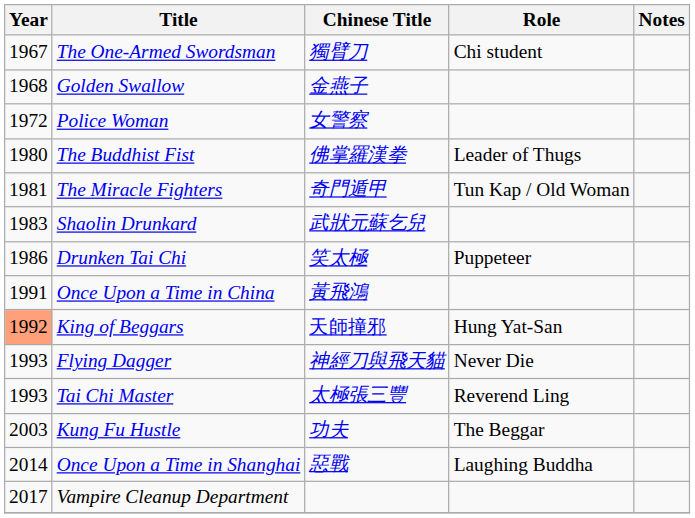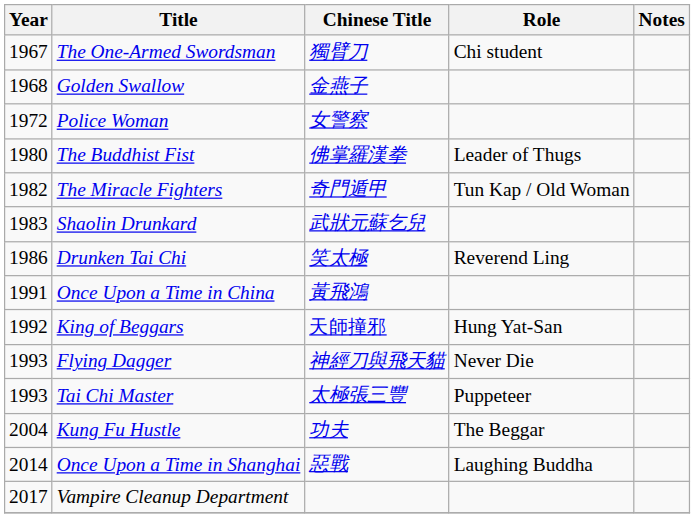(28, 189) 1981 -> (28, 189) 1982
(492, 258) Puppeteer -> (511, 258) Reverend Ling
(28, 327) lightsalmon background -> (28, 327) no background
(511, 395) Reverend Ling -> (492, 395) Puppeteer
(28, 430) 2003 -> (28, 430) 2004
